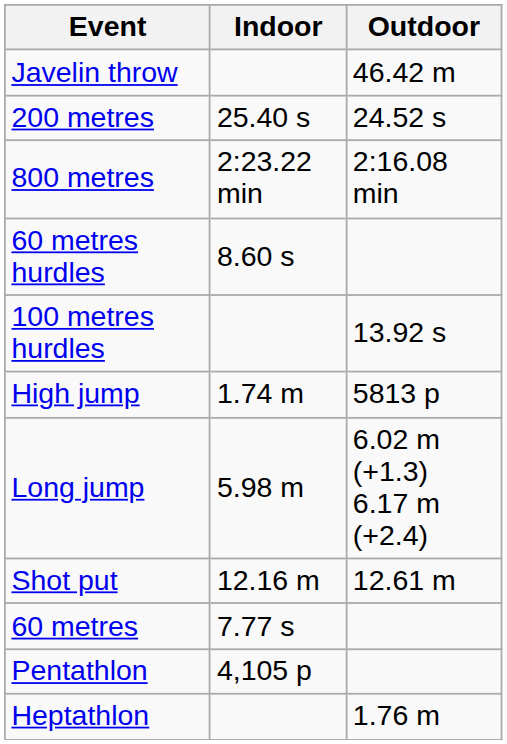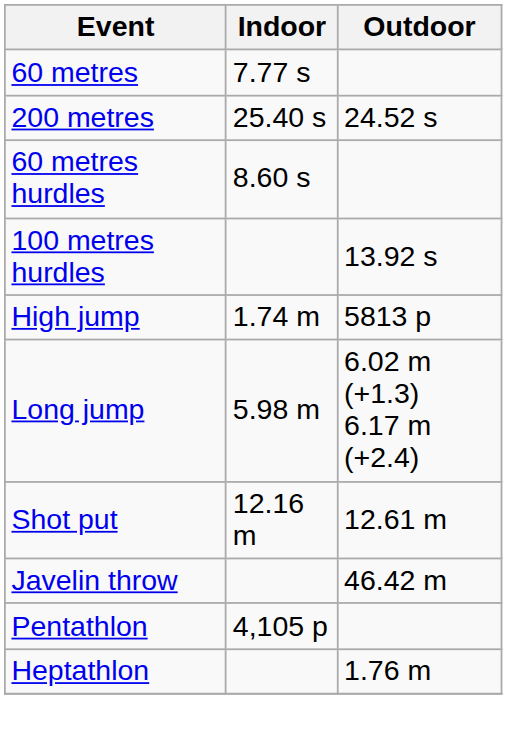rows swapped: (75, 625) <-> (95, 72)
- row: (83, 178)
